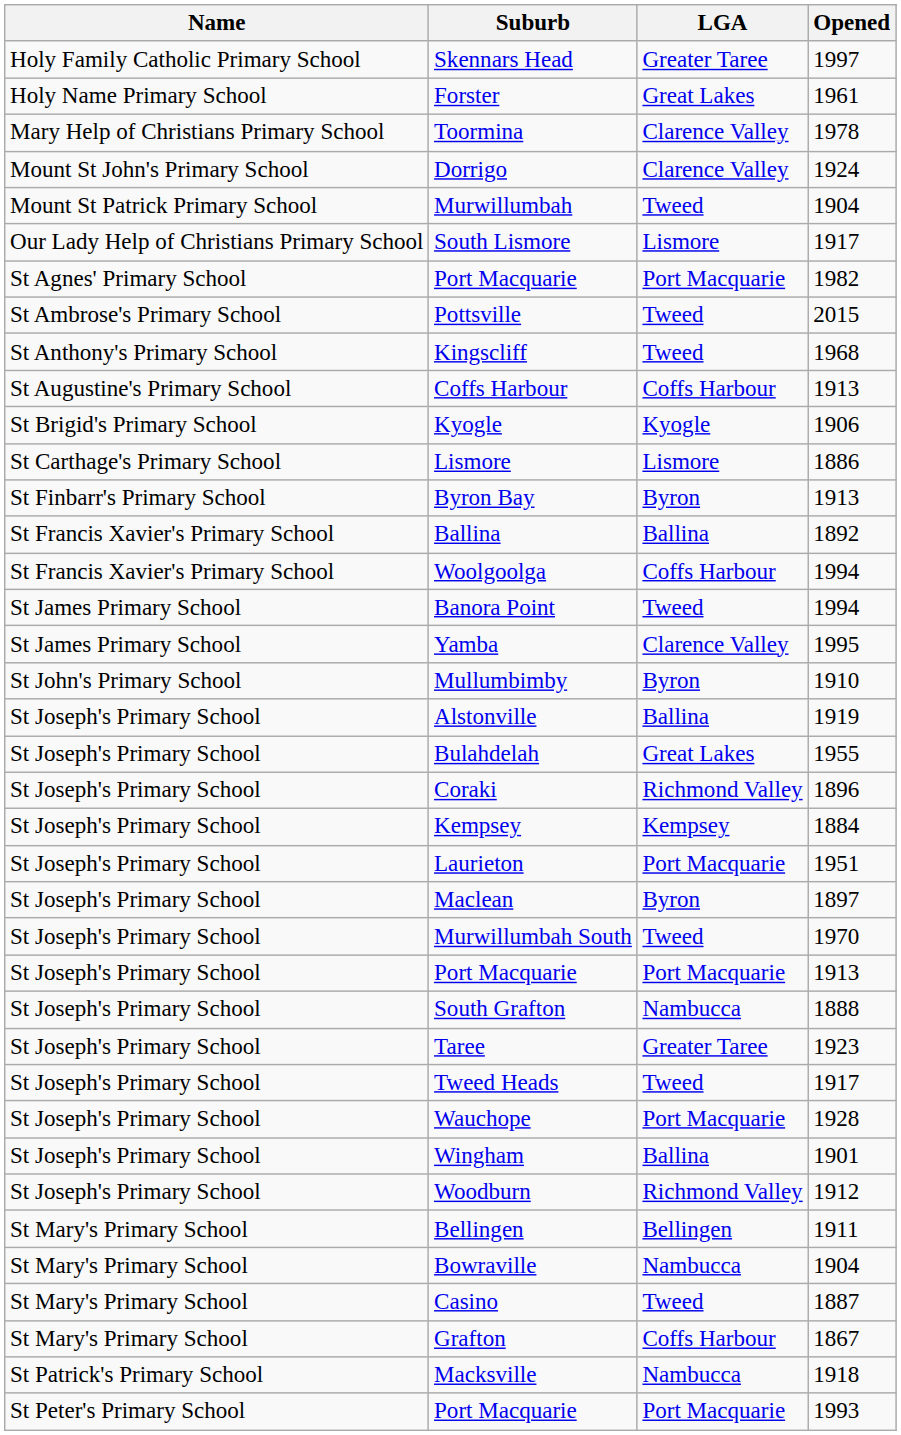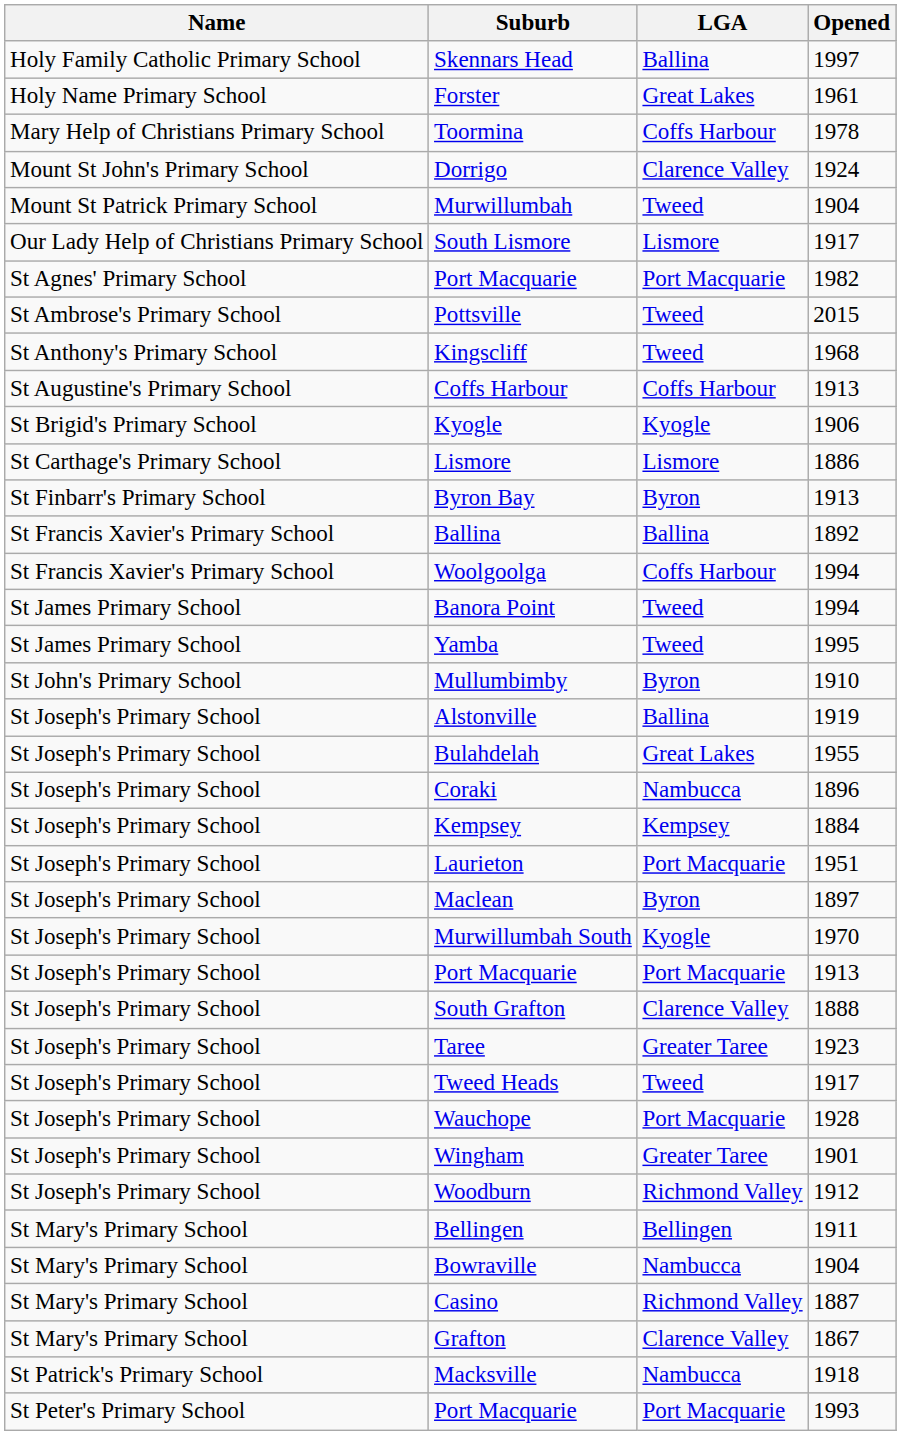(705, 59) Greater Taree -> (676, 59) Ballina
(715, 132) Clarence Valley -> (709, 132) Coffs Harbour
(715, 643) Clarence Valley -> (673, 643) Tweed
(723, 790) Richmond Valley -> (692, 790) Nambucca
(673, 936) Tweed -> (676, 936) Kyogle
(692, 1009) Nambucca -> (715, 1009) Clarence Valley
(676, 1155) Ballina -> (705, 1155) Greater Taree
(673, 1301) Tweed -> (723, 1301) Richmond Valley
(709, 1338) Coffs Harbour -> (715, 1338) Clarence Valley
